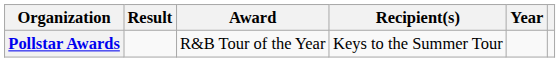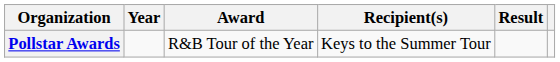columns swapped: (527, 17) <-> (150, 17)
